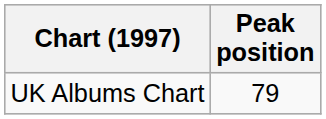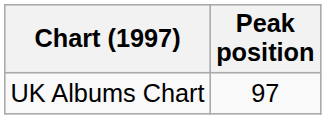(265, 93) 79 -> (265, 93) 97
